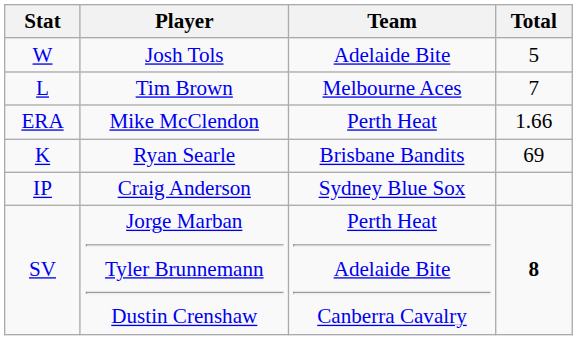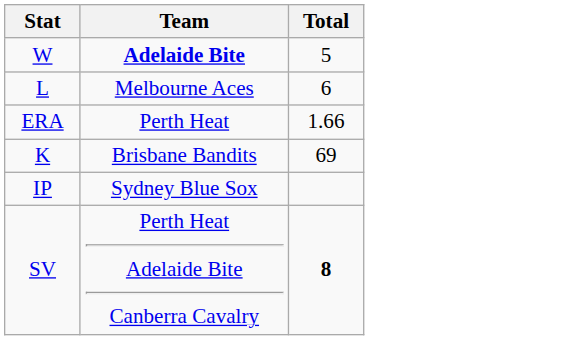- column: (184, 21)
(392, 54) normal -> (184, 54) bold
(534, 88) 7 -> (326, 88) 6
